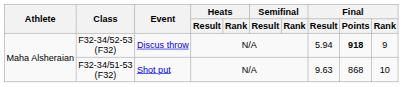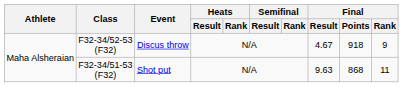(324, 46) 5.94 -> (324, 46) 4.67
(356, 46) bold -> (356, 46) normal
(385, 70) 10 -> (385, 70) 11
